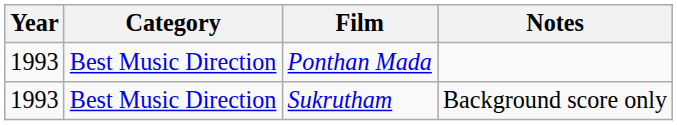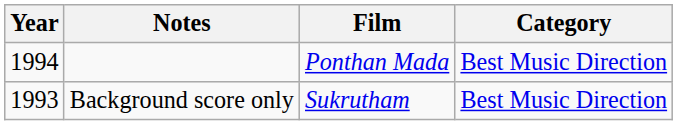columns swapped: (173, 23) <-> (555, 23)
(34, 61) 1993 -> (34, 61) 1994
